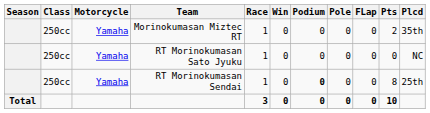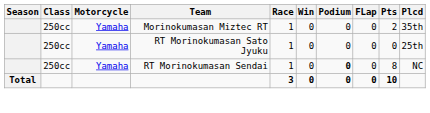- column: (340, 12)
(418, 56) NC -> (412, 46) 25th
(412, 81) 25th -> (418, 66) NC
